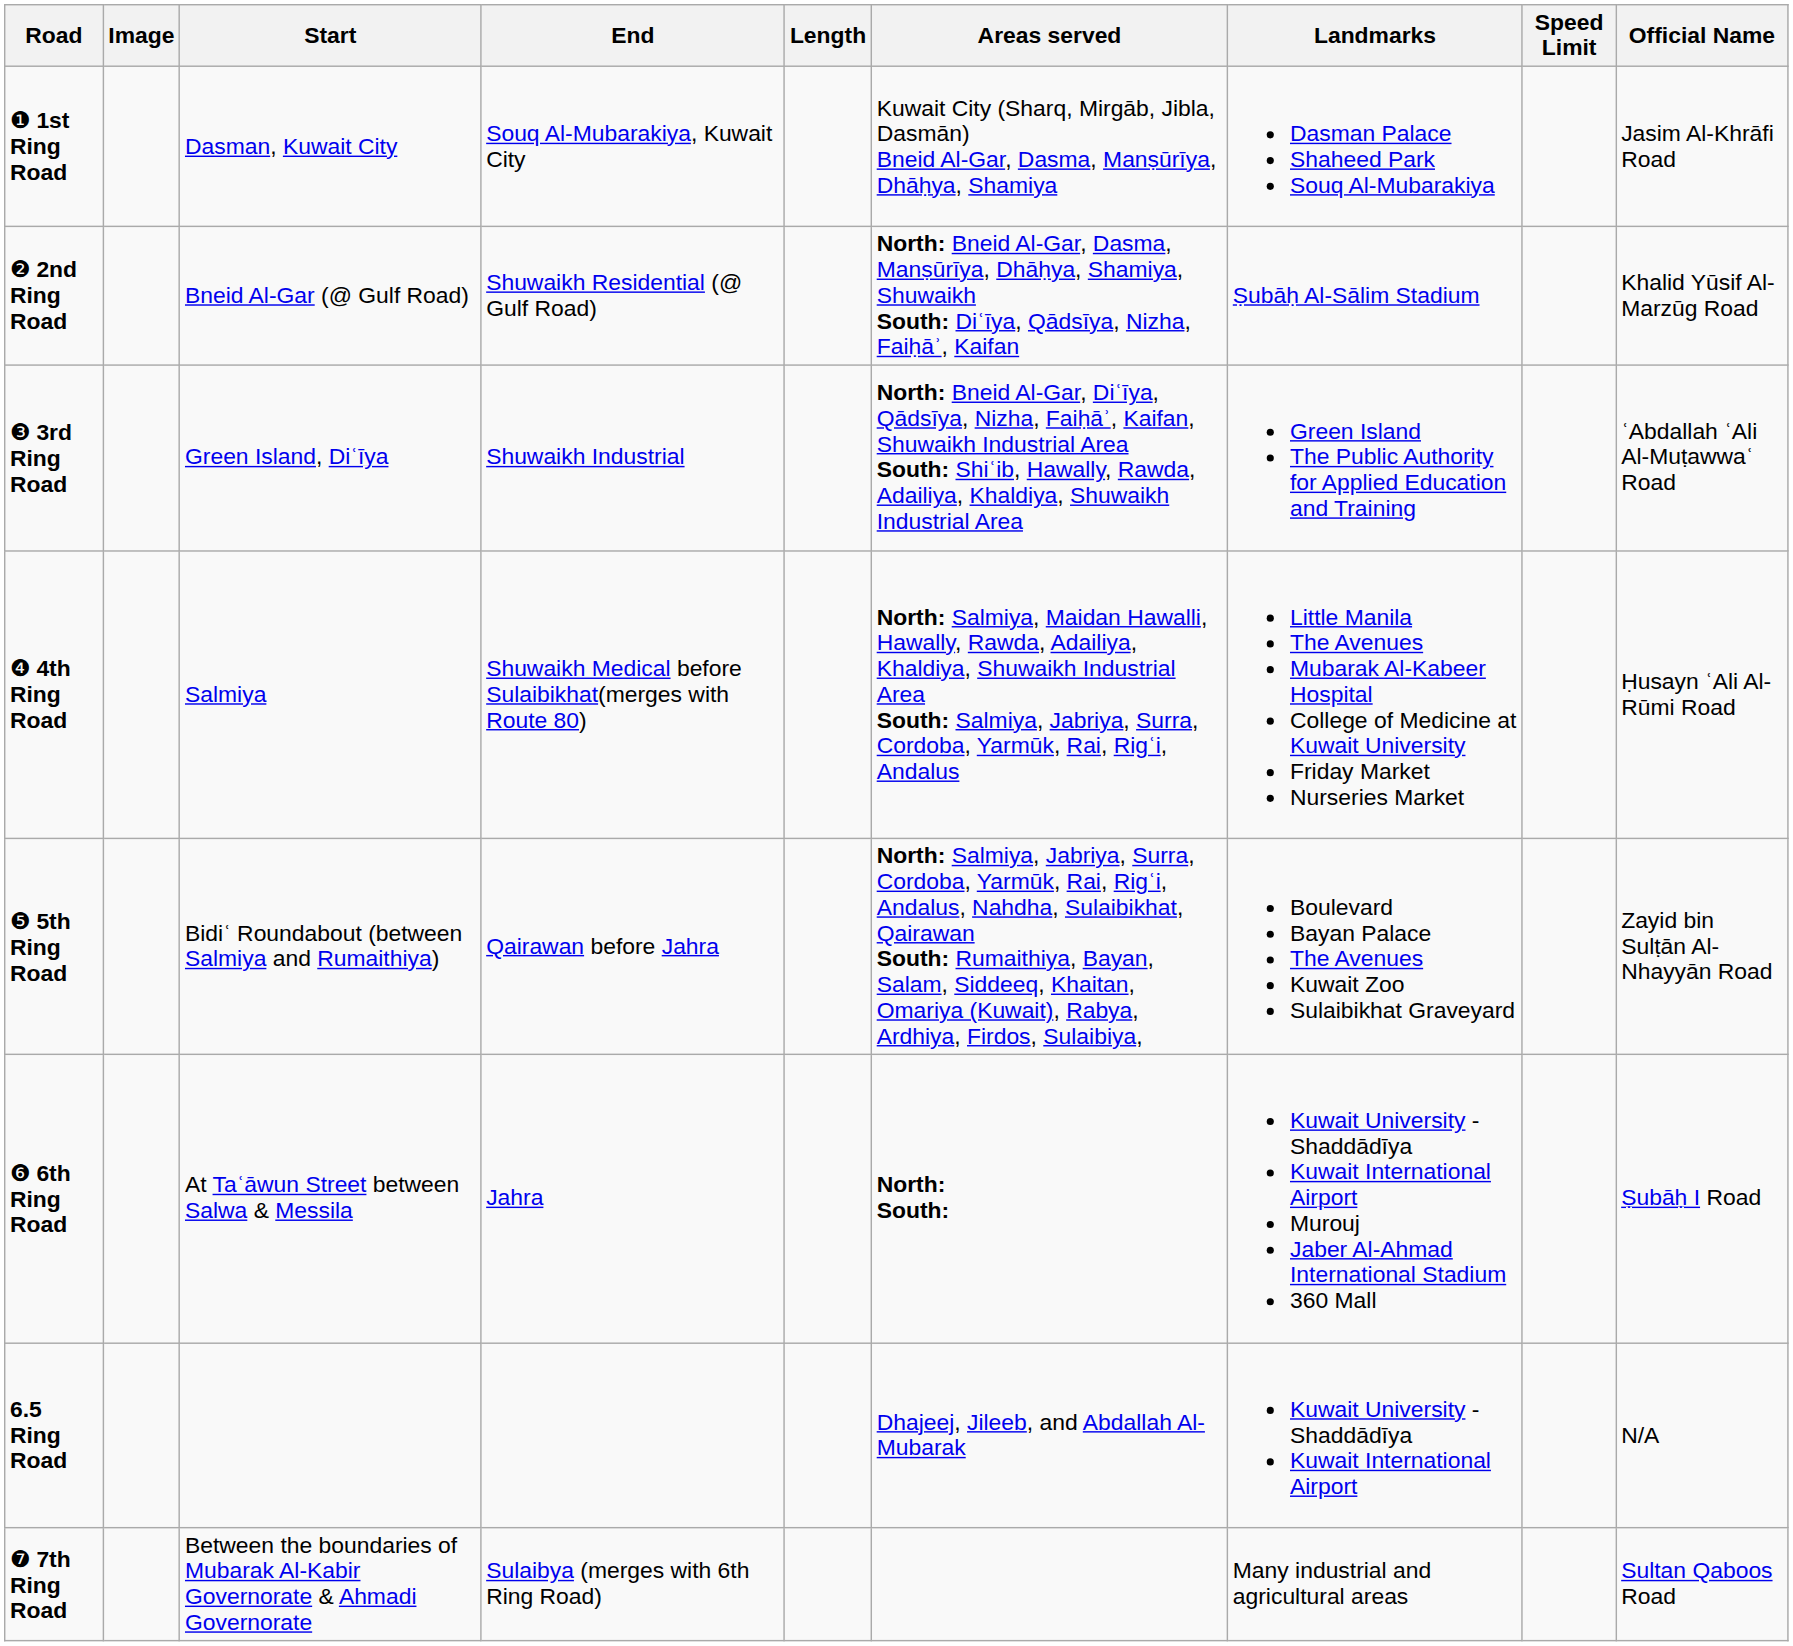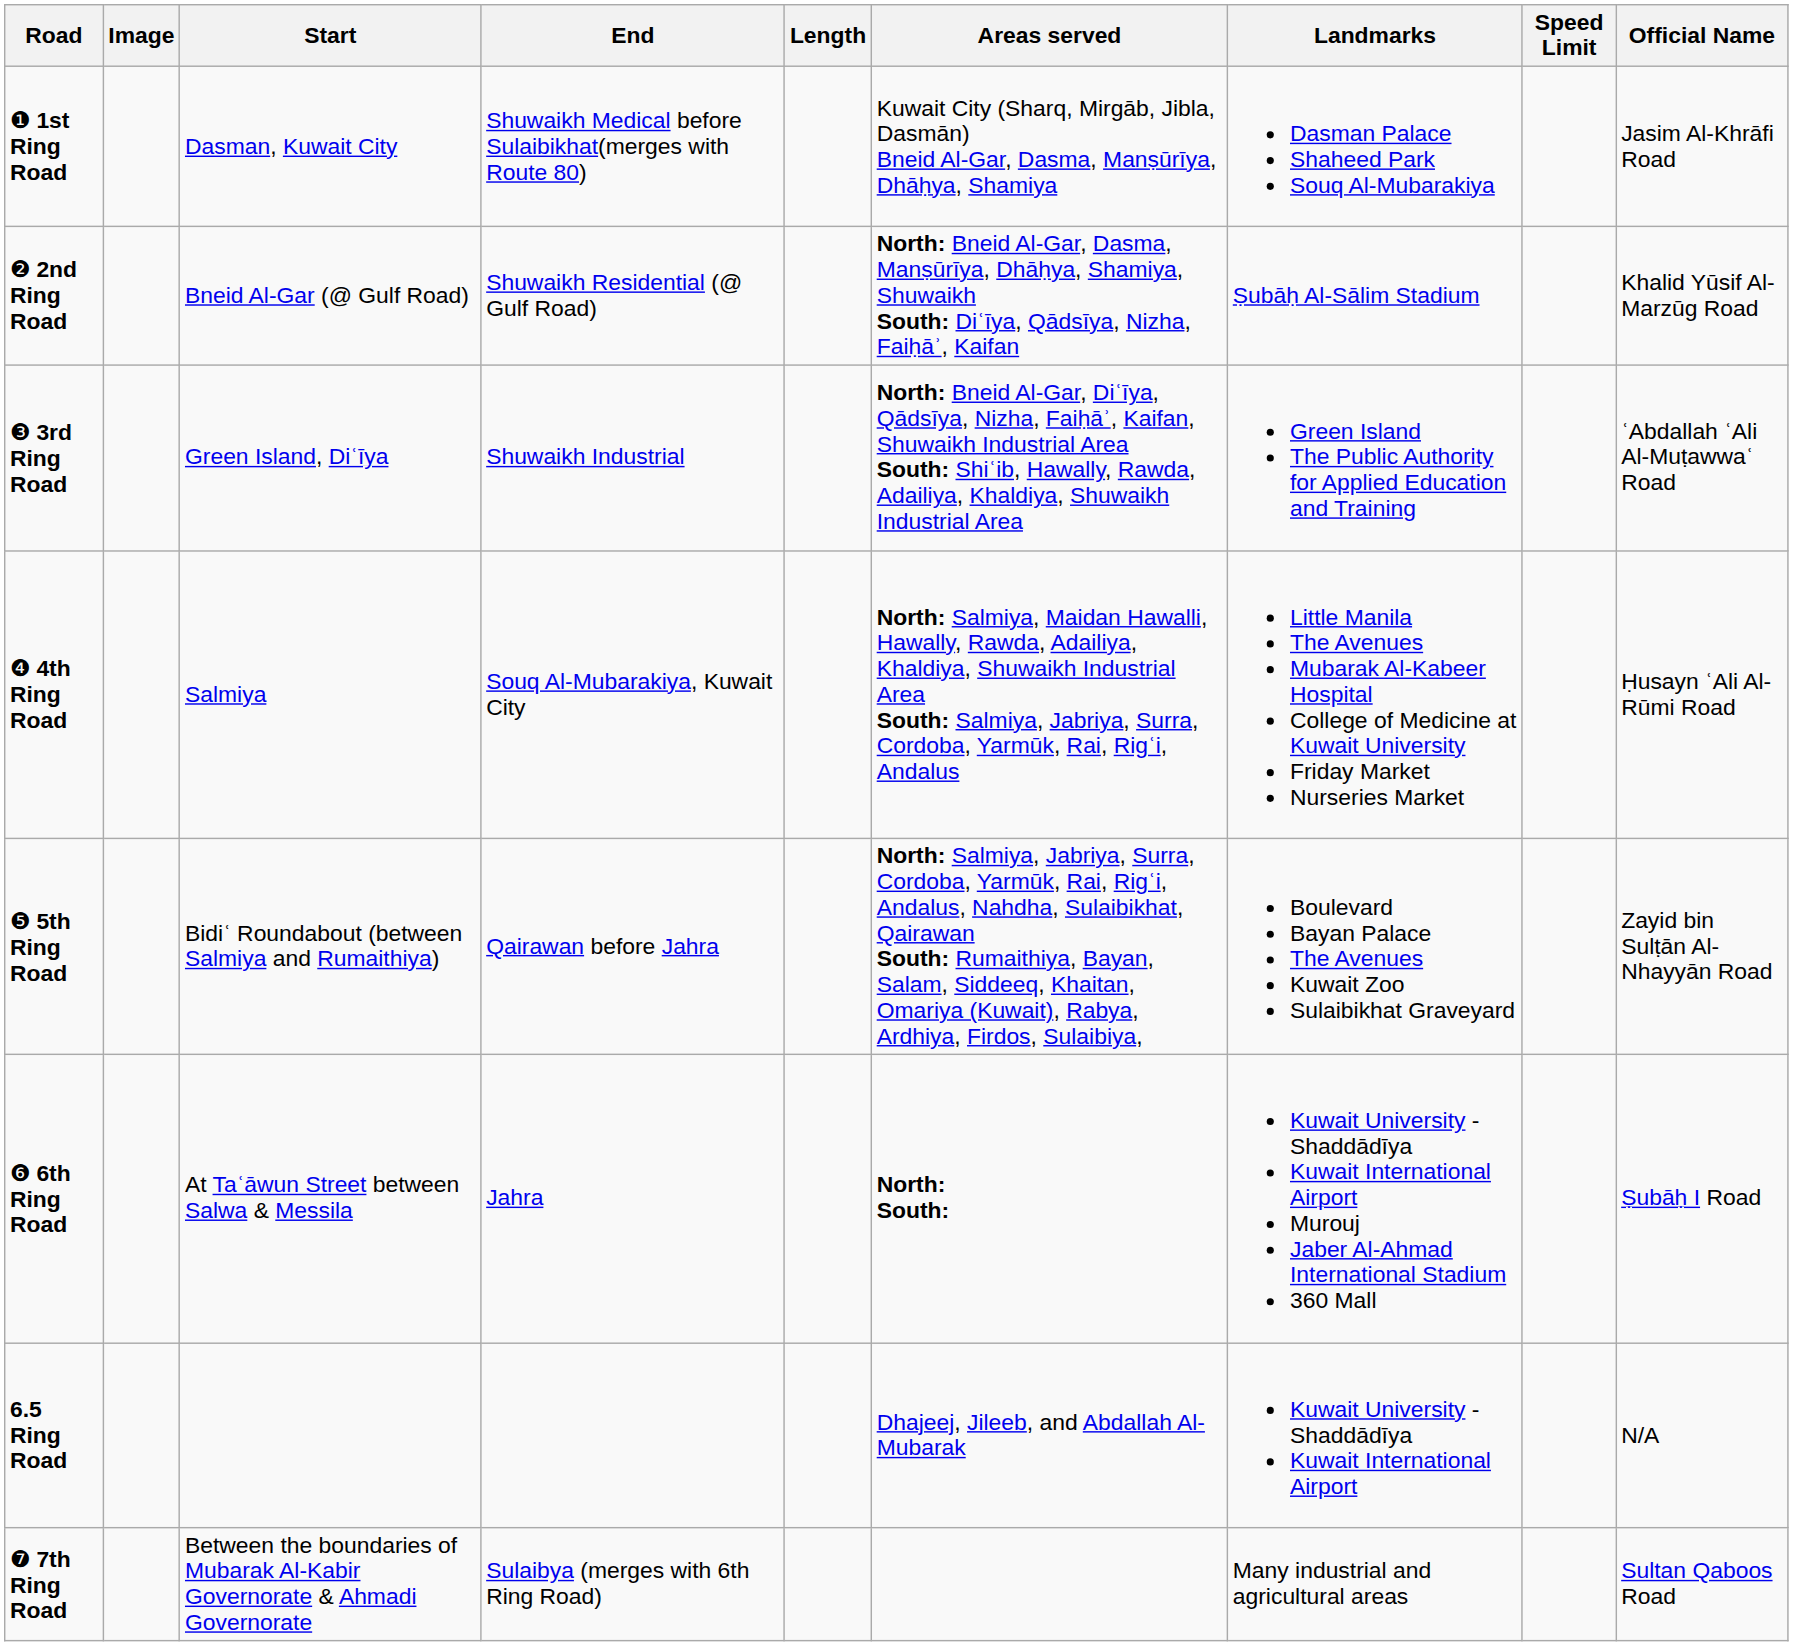(629, 146) Souq Al-Mubarakiya, Kuwait City -> (614, 146) Shuwaikh Medical before Sulaibikhat(merges with Route 80)
(614, 694) Shuwaikh Medical before Sulaibikhat(merges with Route 80) -> (629, 694) Souq Al-Mubarakiya, Kuwait City
